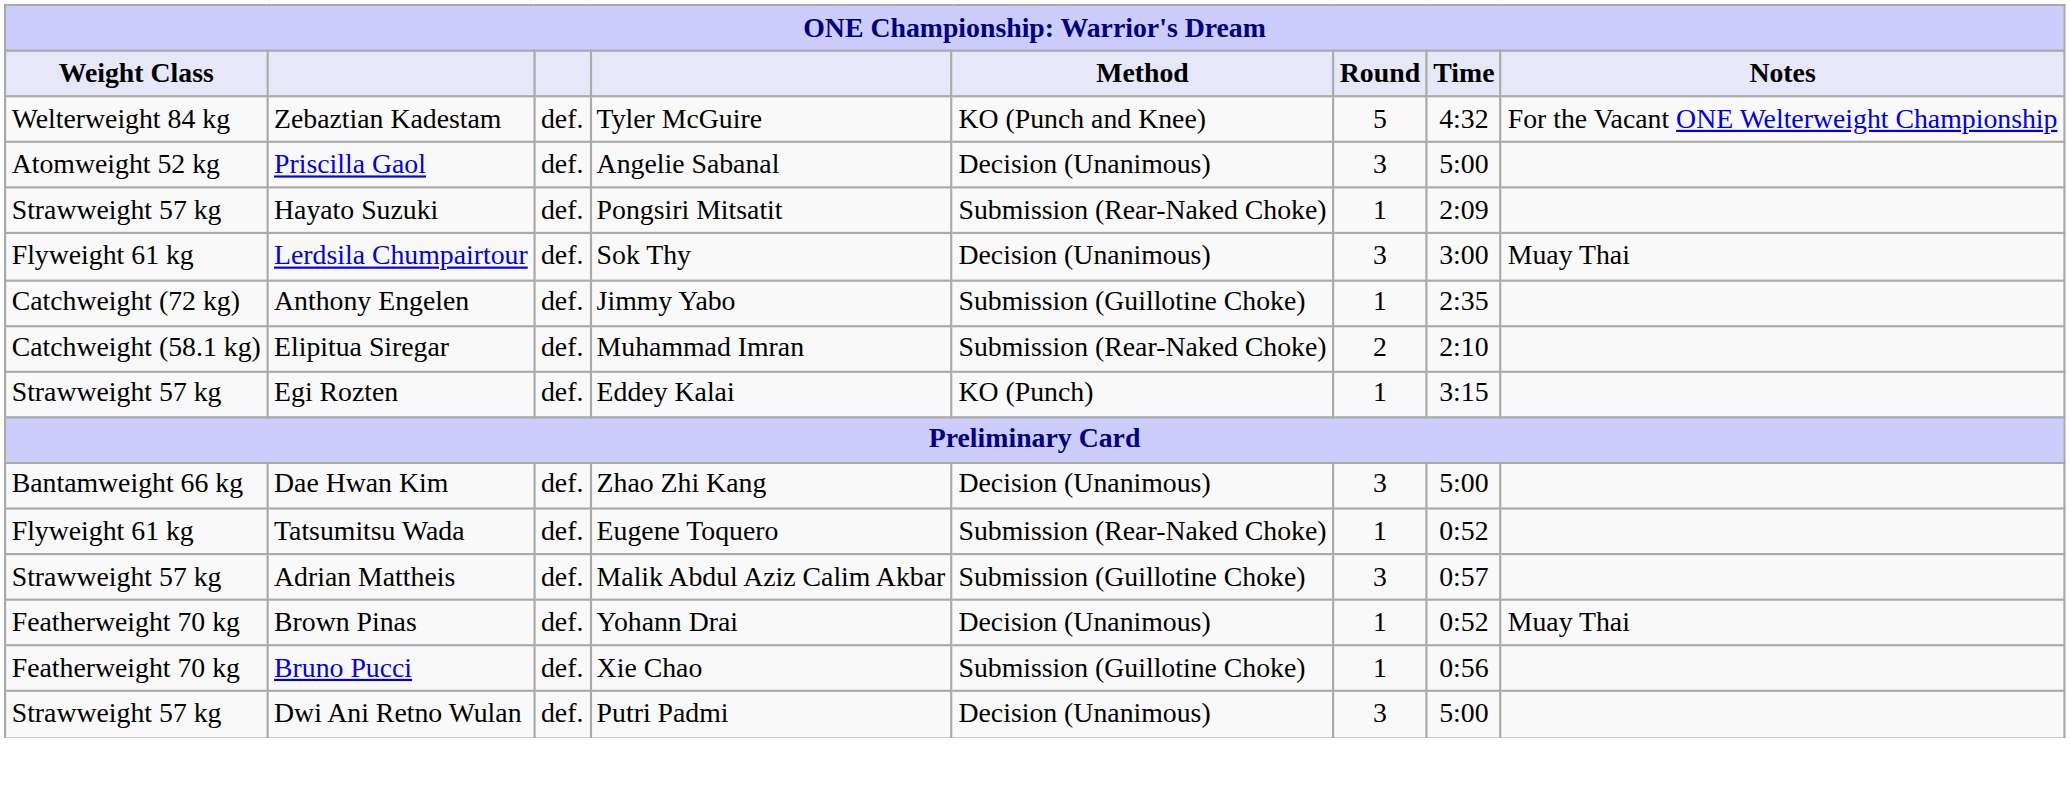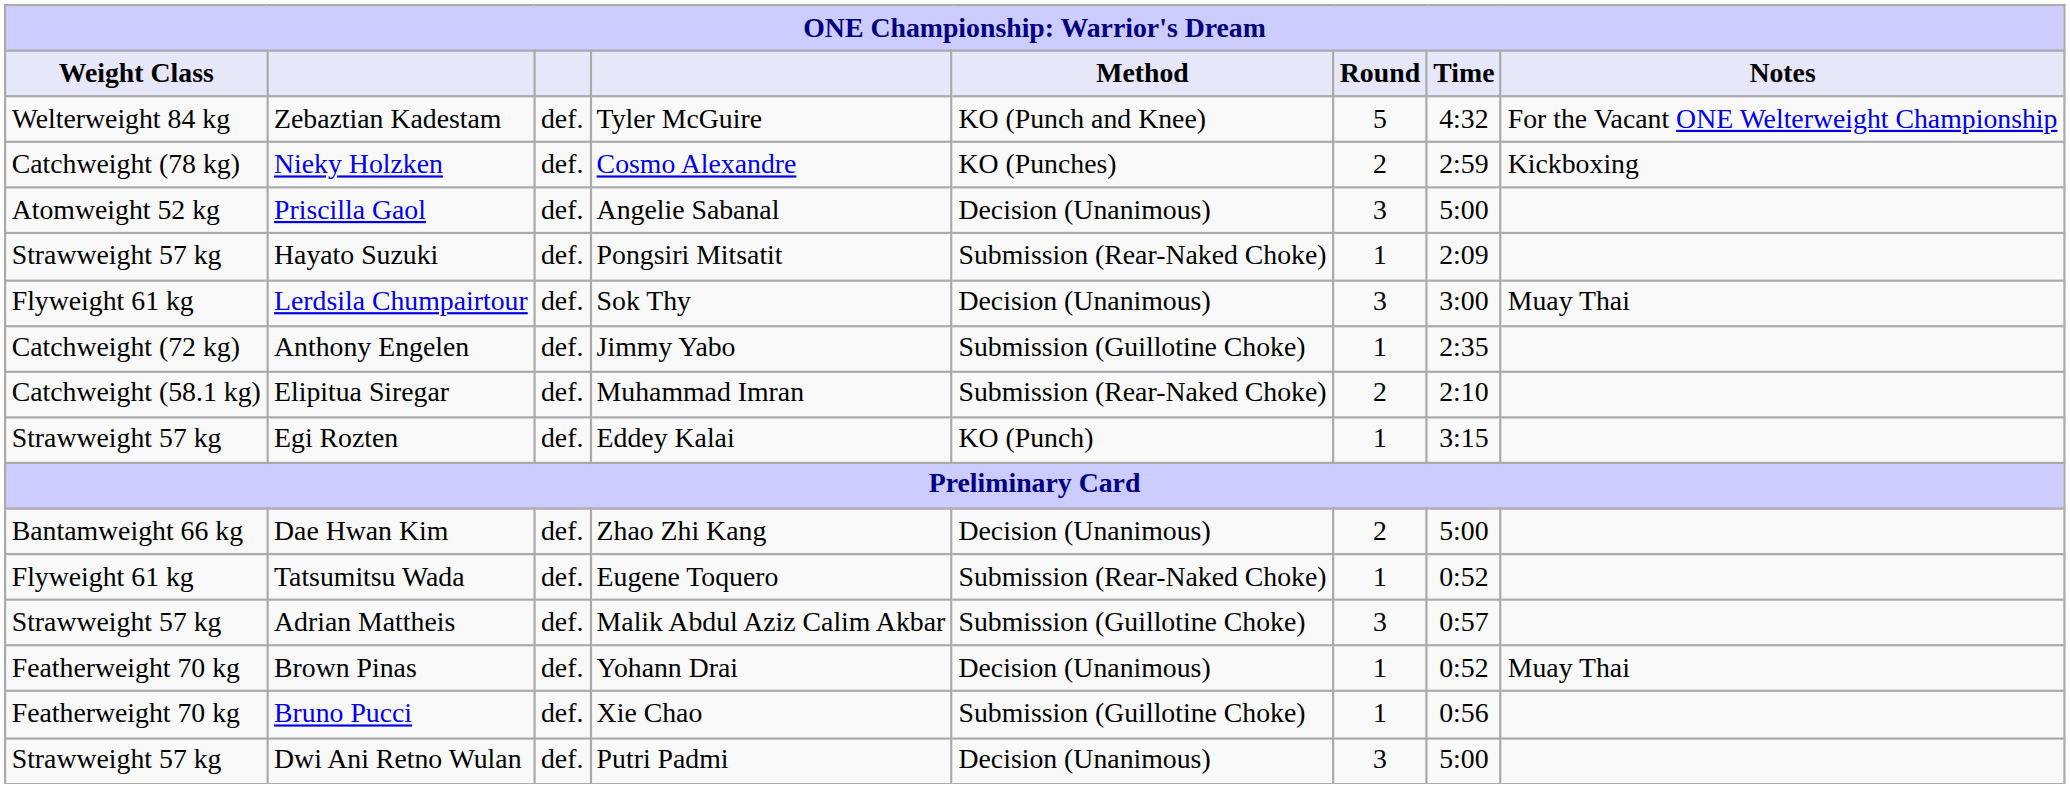+ row: (358, 164)
(1380, 484) 3 -> (1380, 530) 2
